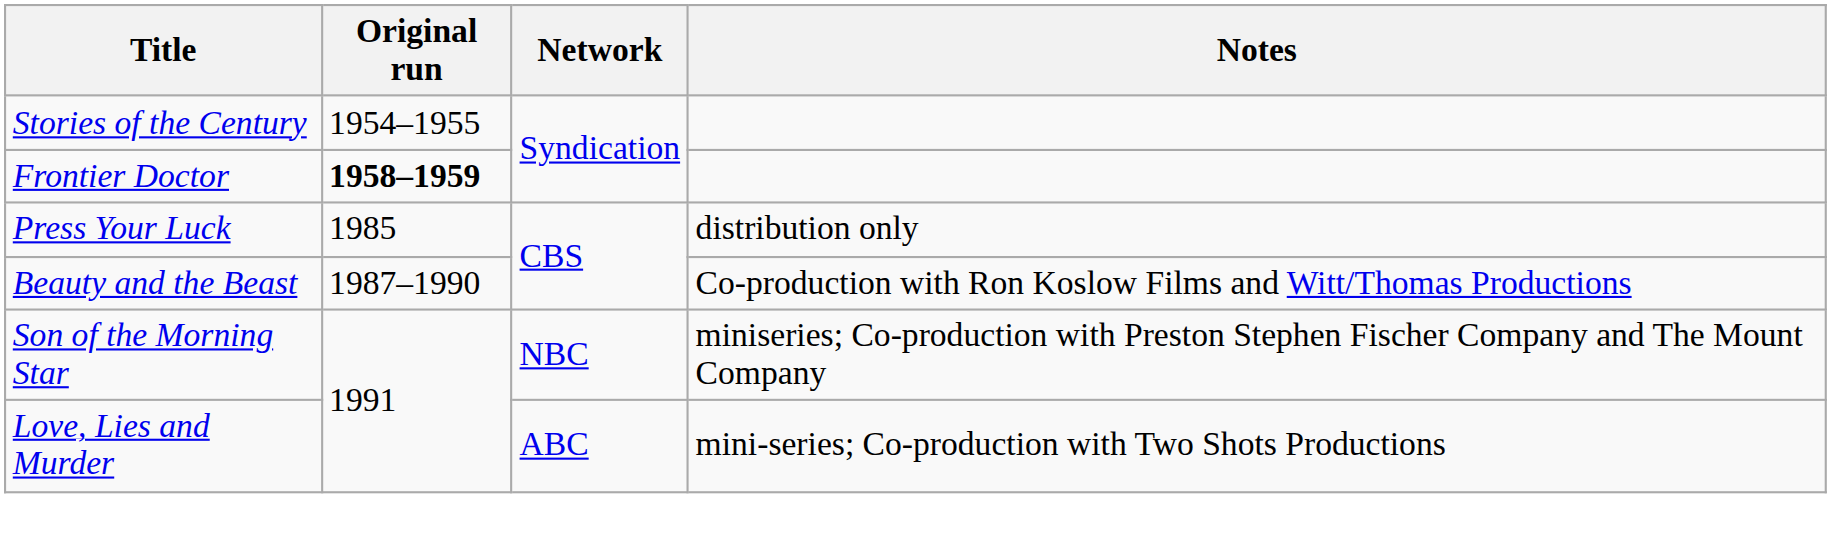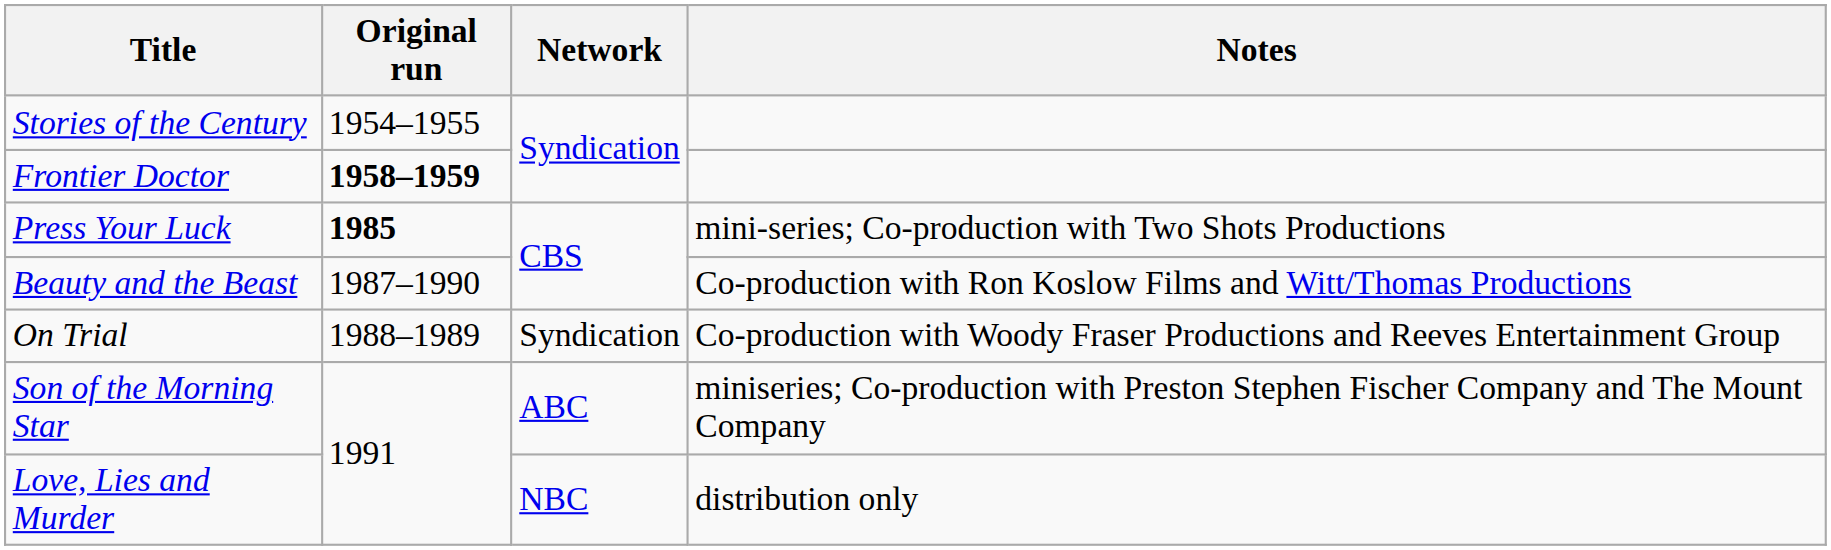(363, 228) normal -> (362, 228) bold
(807, 228) distribution only -> (1070, 228) mini-series; Co-production with Two Shots Productions
+ row: (70, 335)
(554, 354) NBC -> (554, 407) ABC
(554, 445) ABC -> (554, 498) NBC
(1071, 445) mini-series; Co-production with Two Shots Productions -> (807, 498) distribution only
